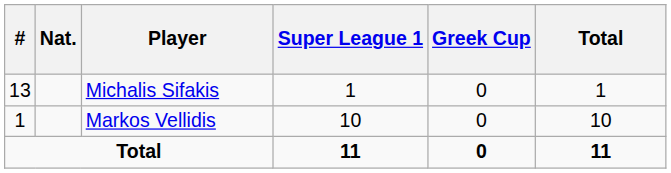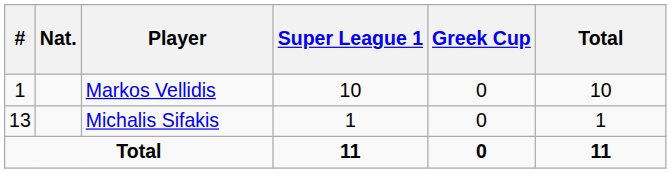rows swapped: (151, 120) <-> (152, 89)
